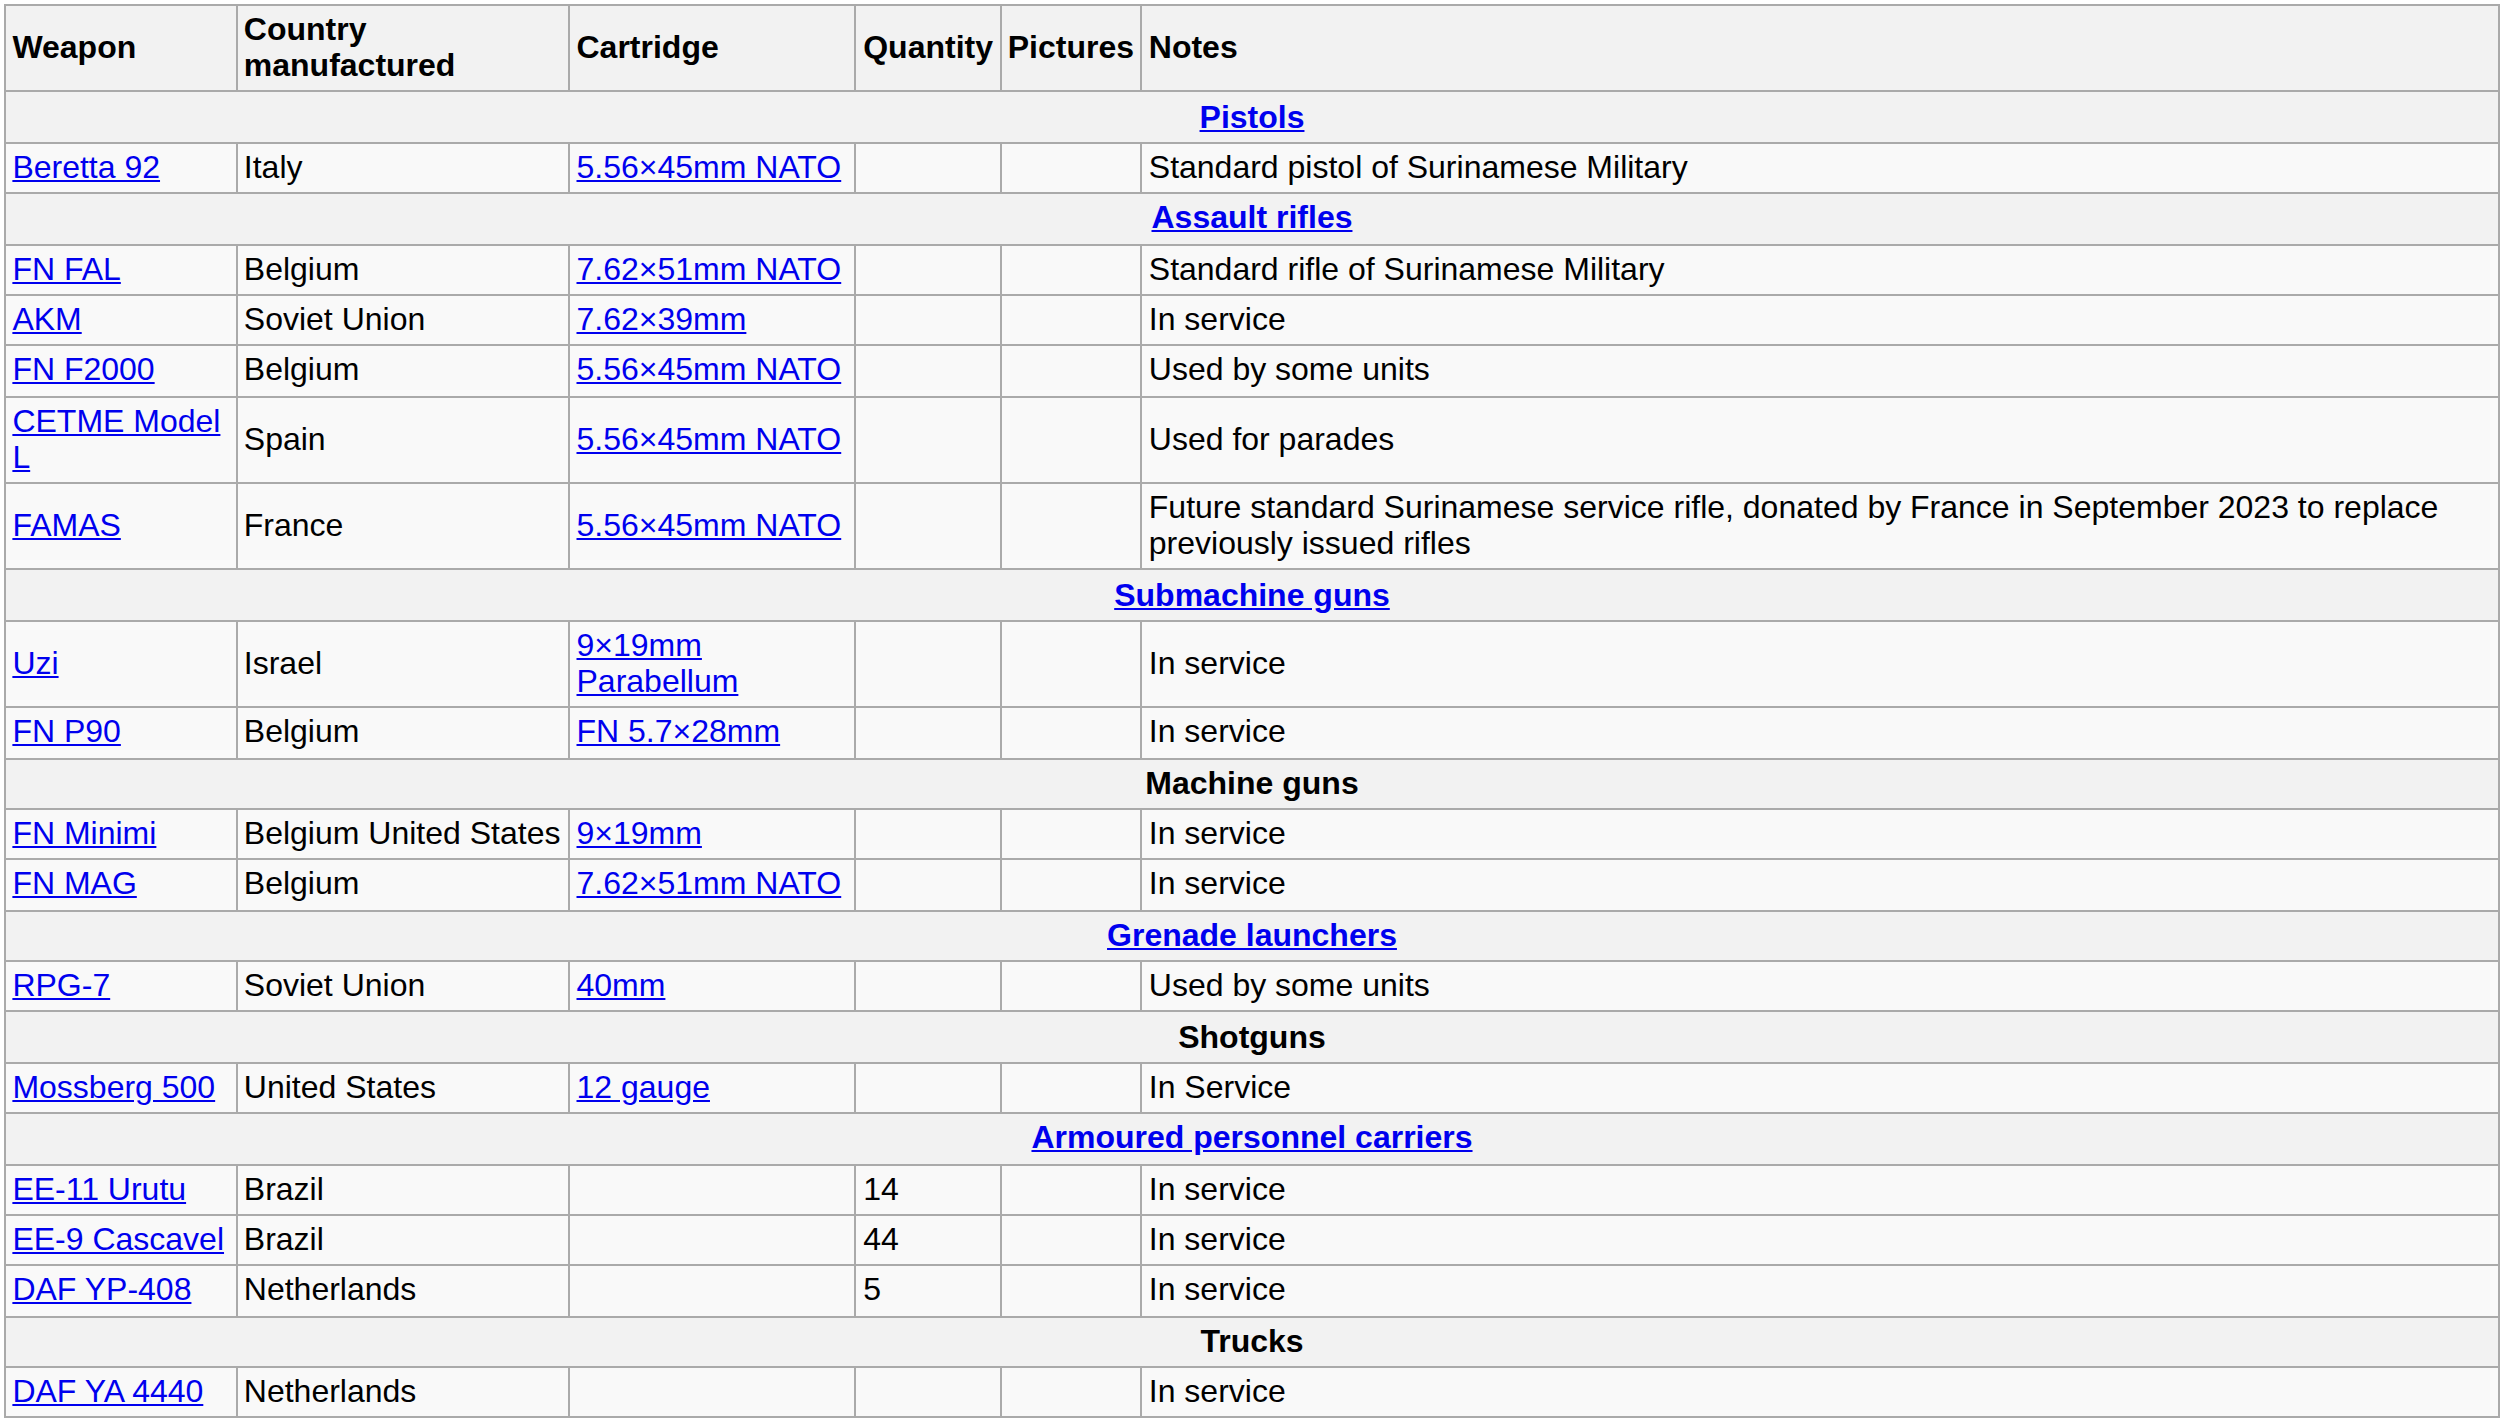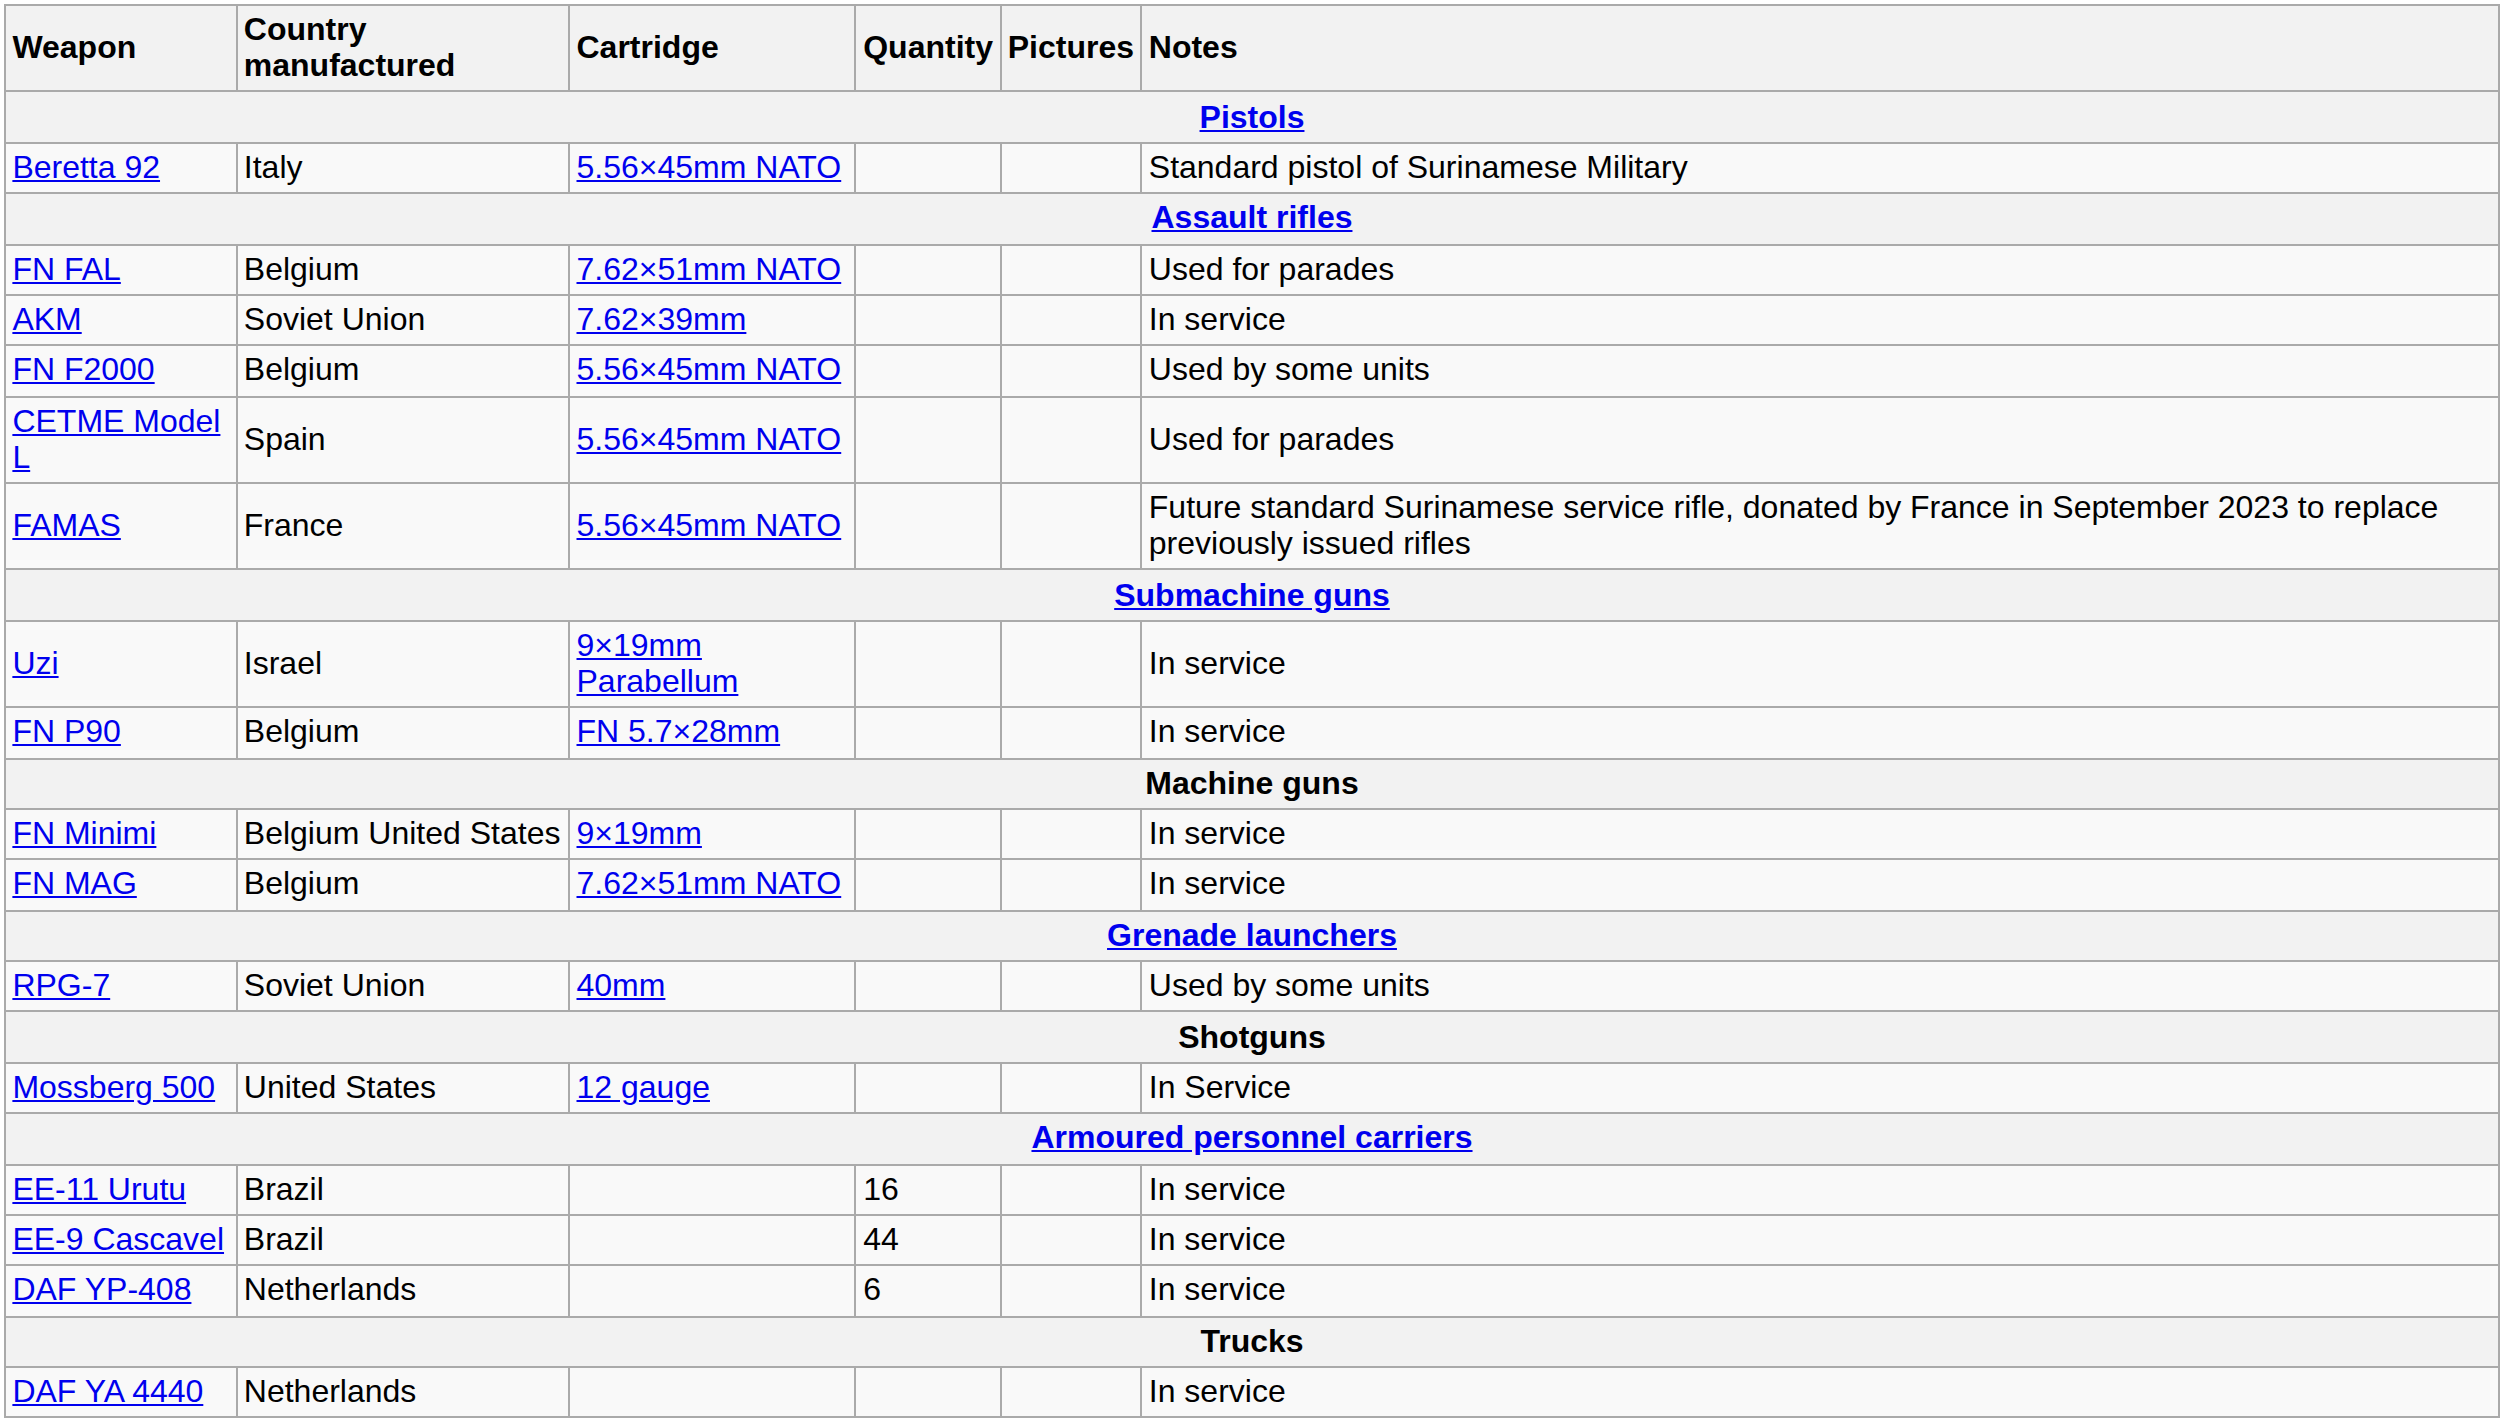(1407, 268) Standard rifle of Surinamese Military -> (1272, 268) Used for parades
(881, 1188) 14 -> (881, 1188) 16
(872, 1290) 5 -> (872, 1290) 6
